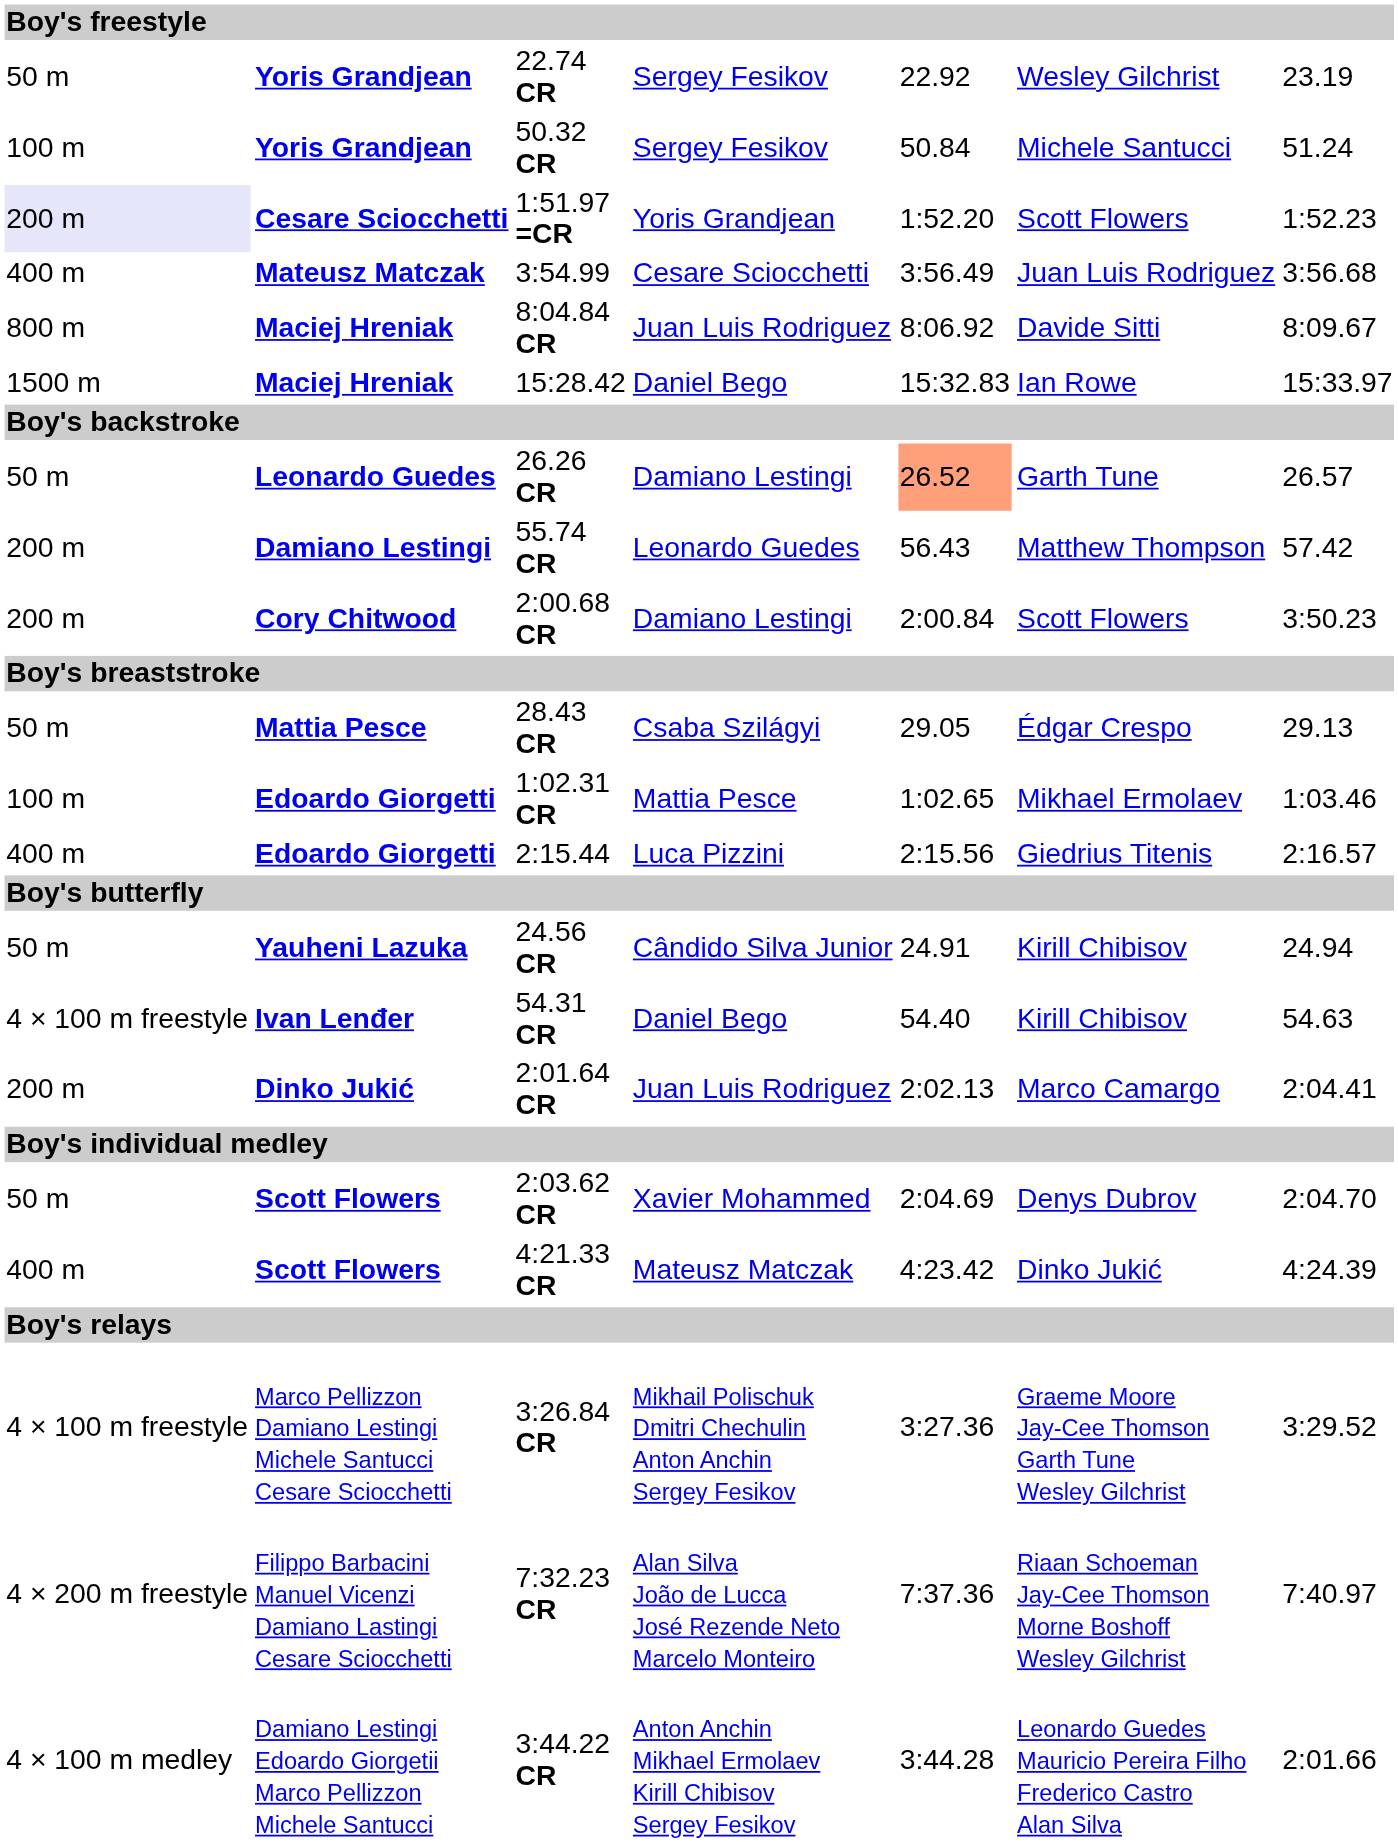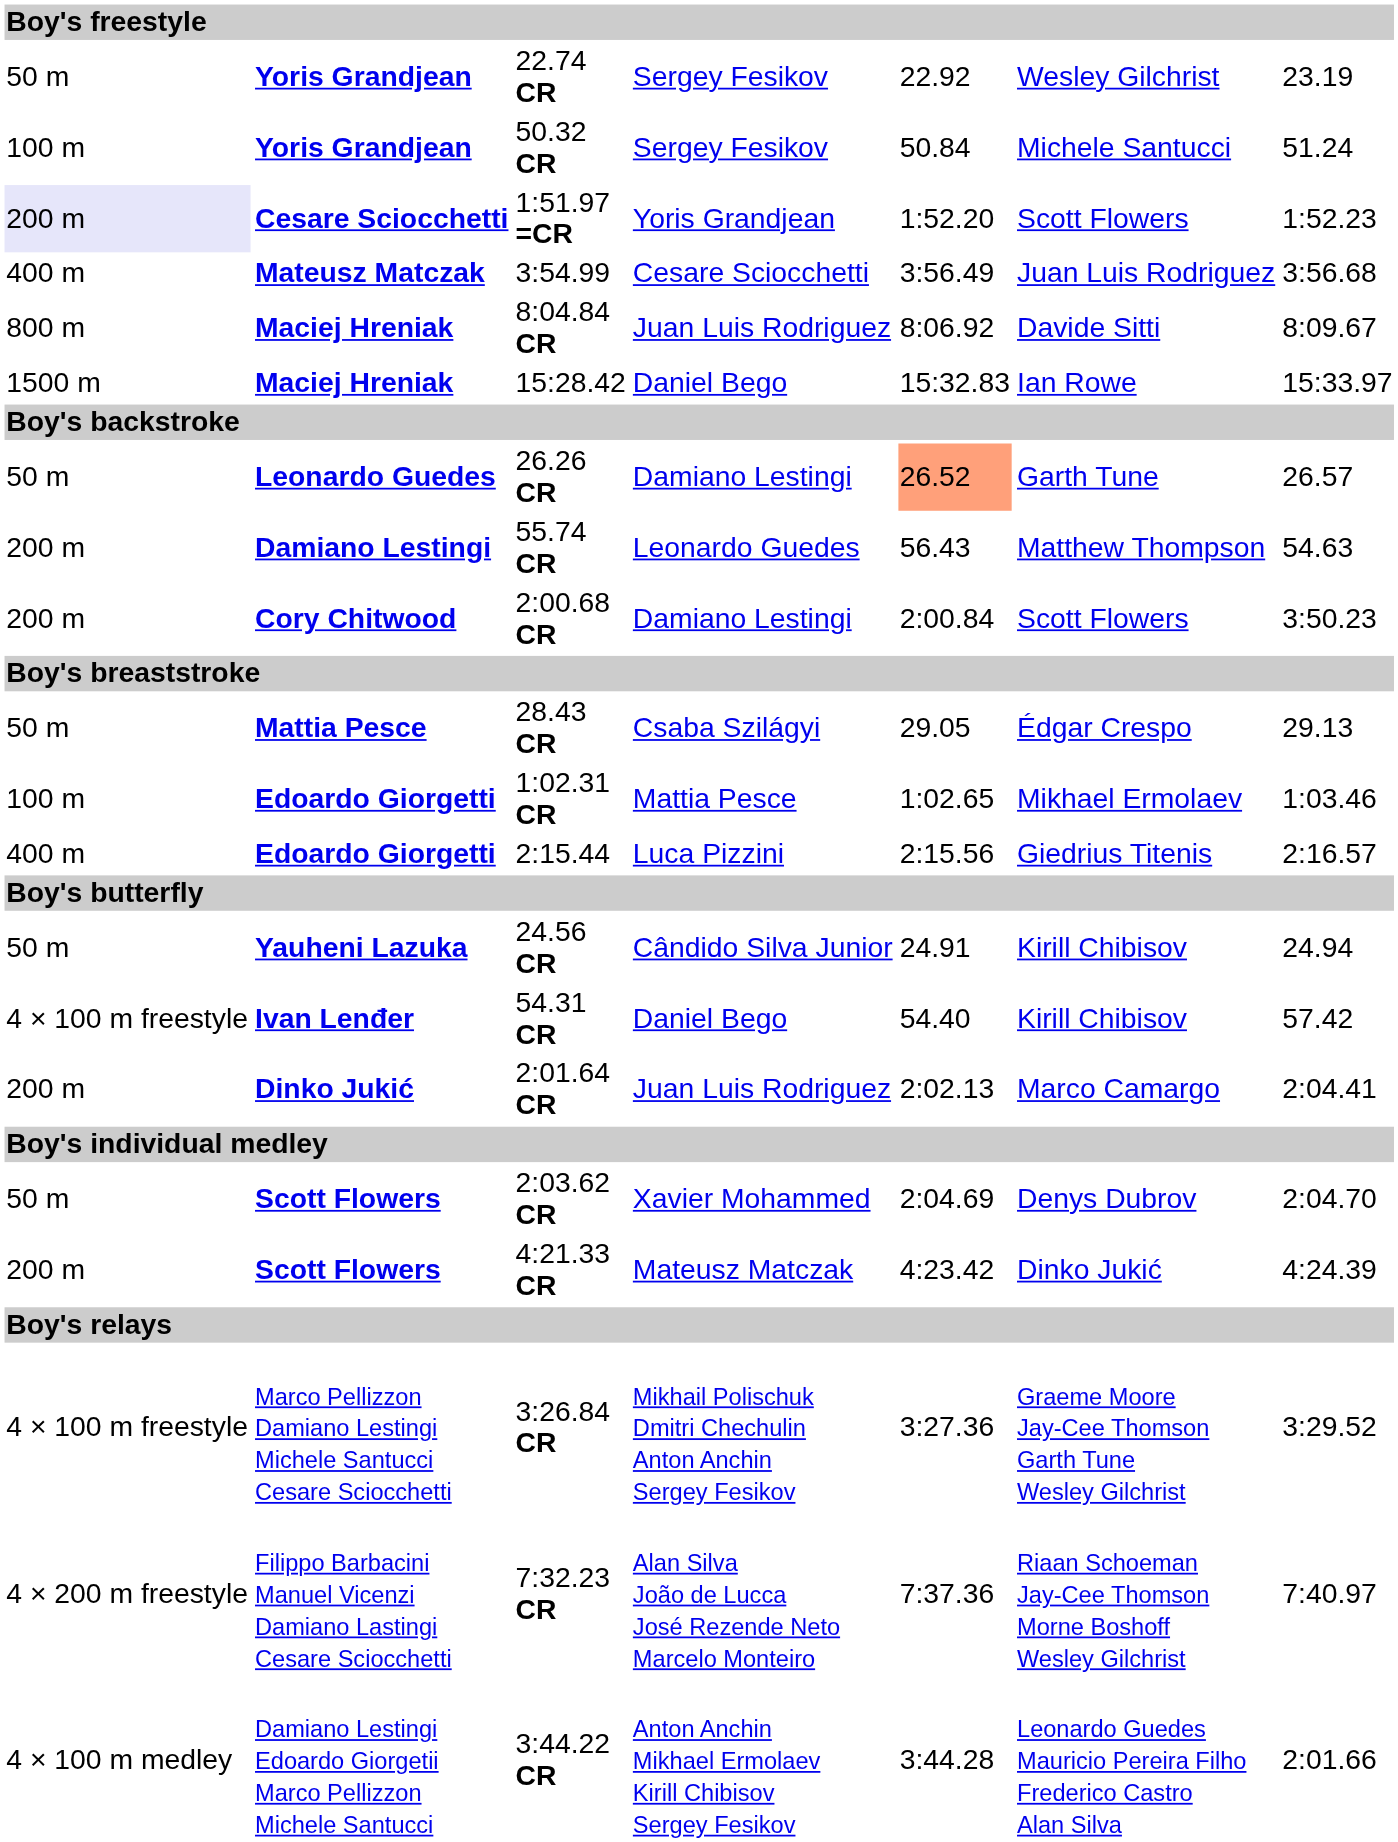(1318, 547) 57.42 -> (1318, 547) 54.63
(1318, 1018) 54.63 -> (1318, 1018) 57.42
(46, 1269) 400 m -> (46, 1269) 200 m
